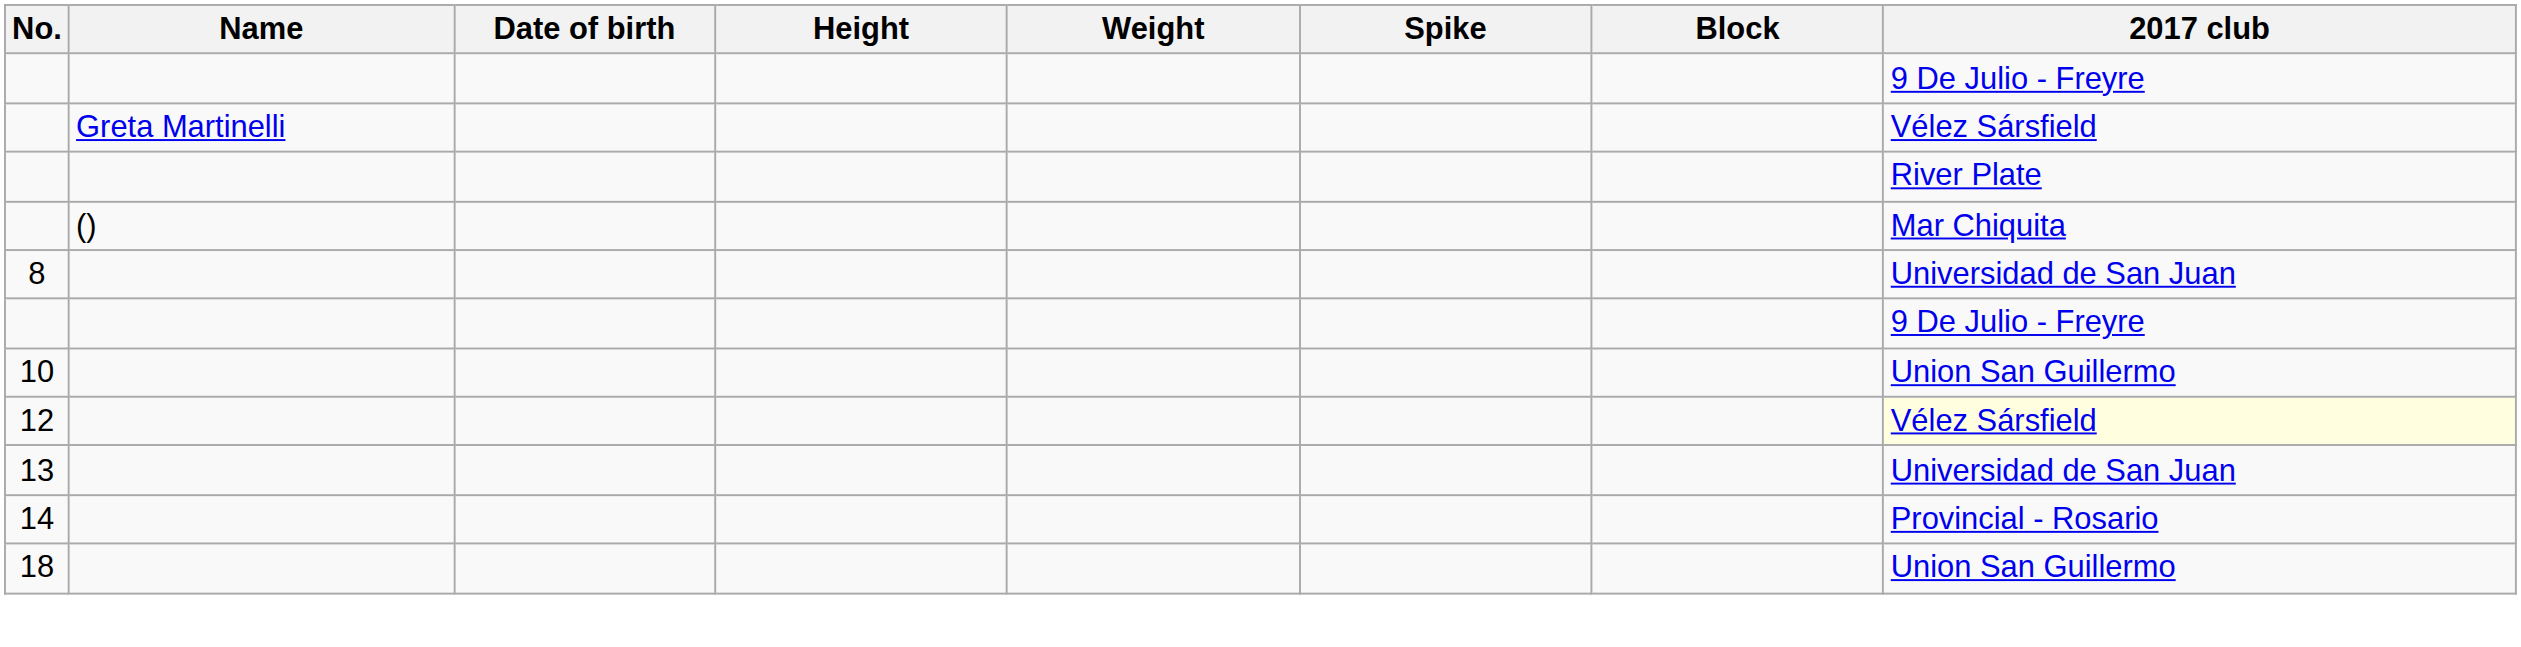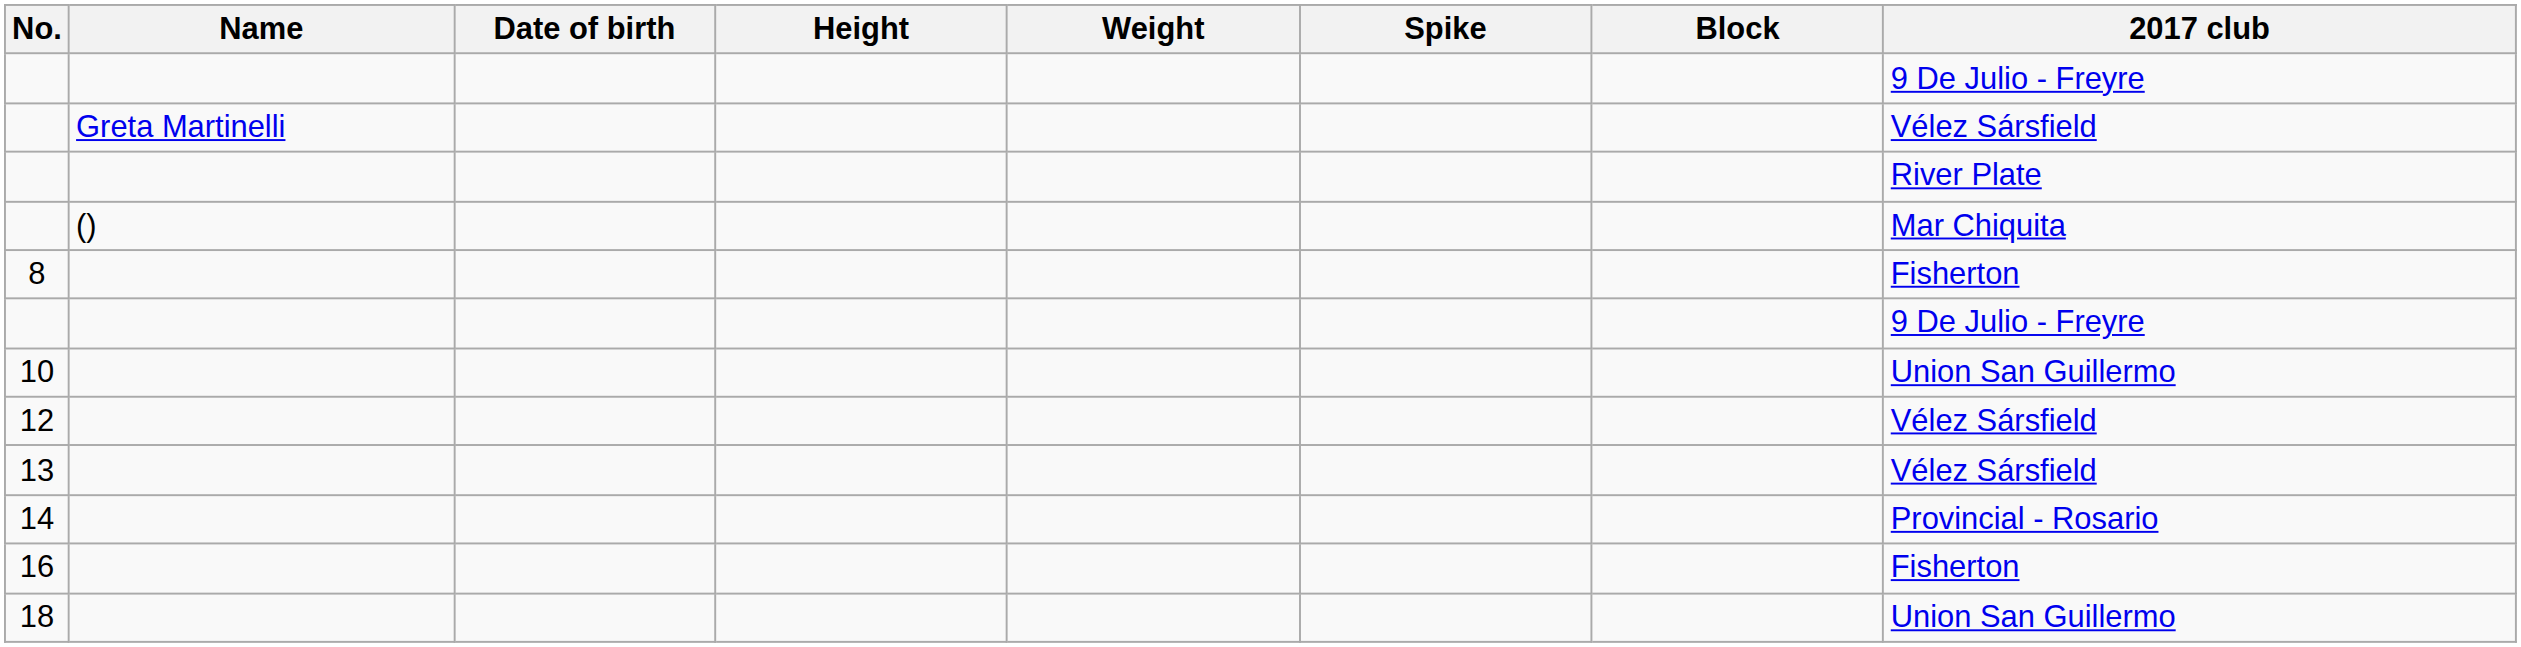(2063, 273) Universidad de San Juan -> (1955, 273) Fisherton
(1994, 420) lightyellow background -> (1994, 420) no background
(2063, 469) Universidad de San Juan -> (1994, 469) Vélez Sársfield
+ row: (37, 567)
